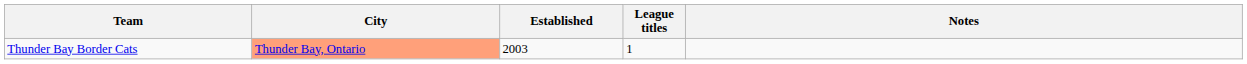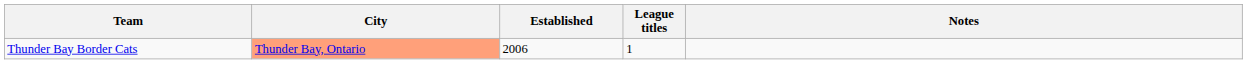(515, 48) 2003 -> (515, 48) 2006
